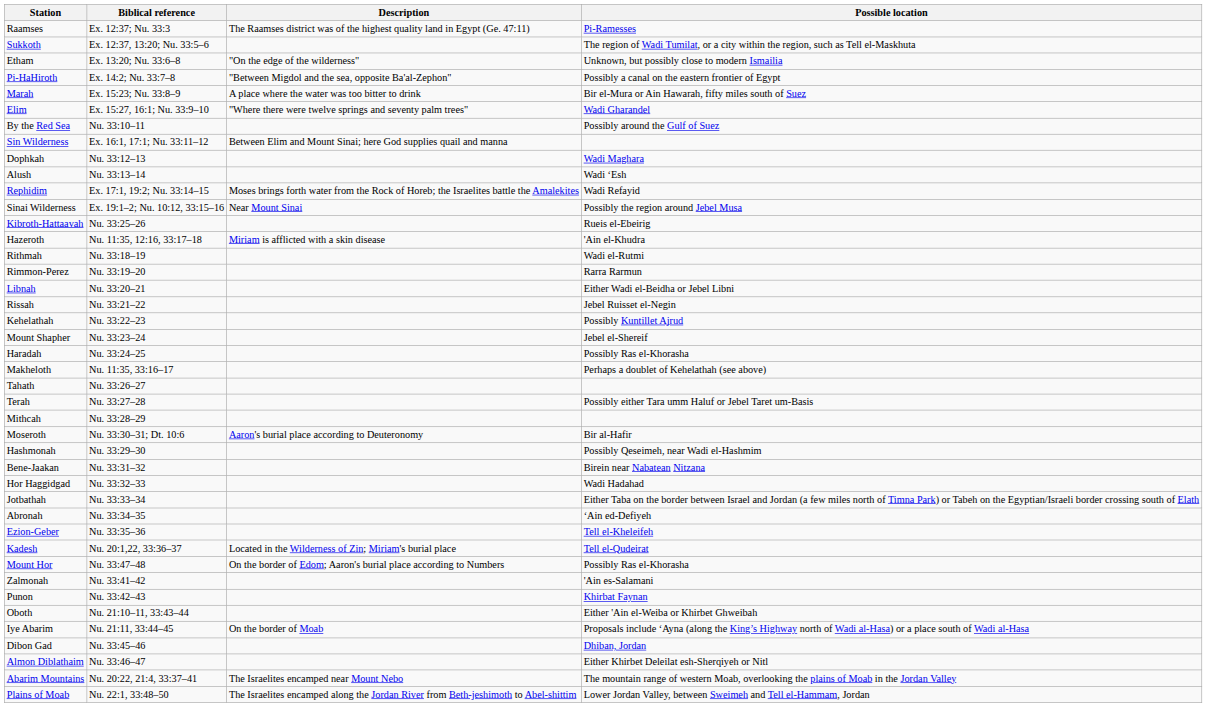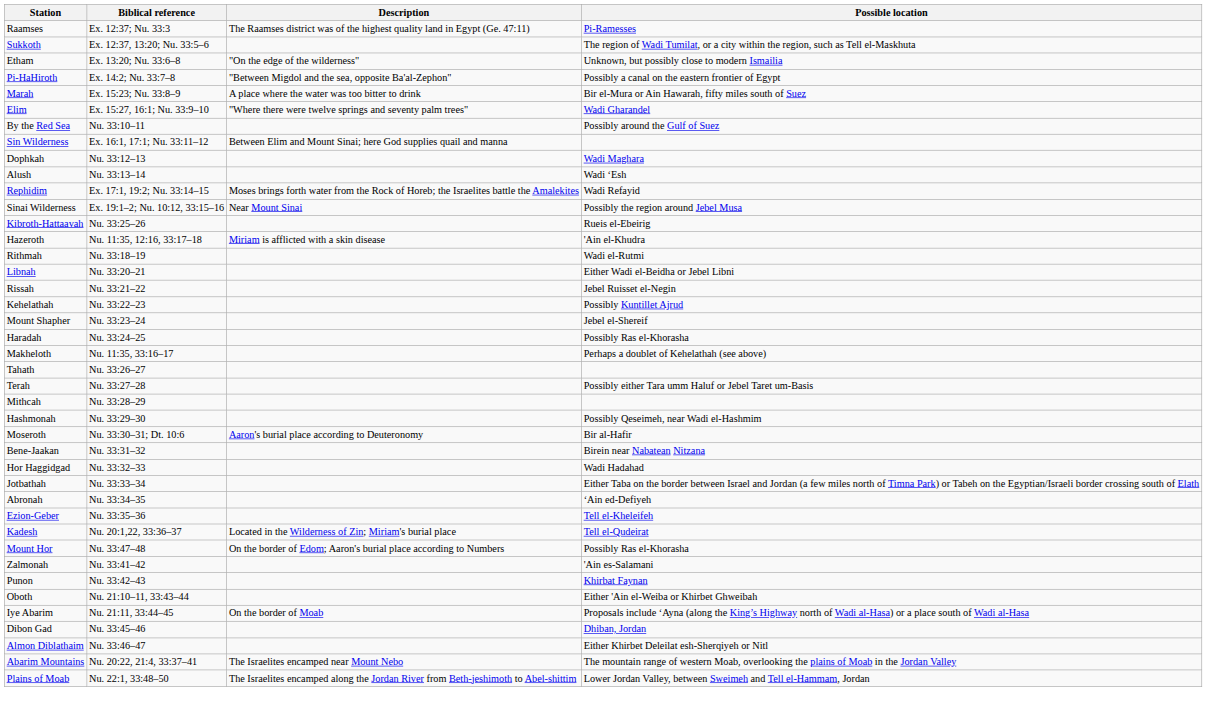- row: (38, 272)
rows swapped: (31, 451) <-> (26, 434)
